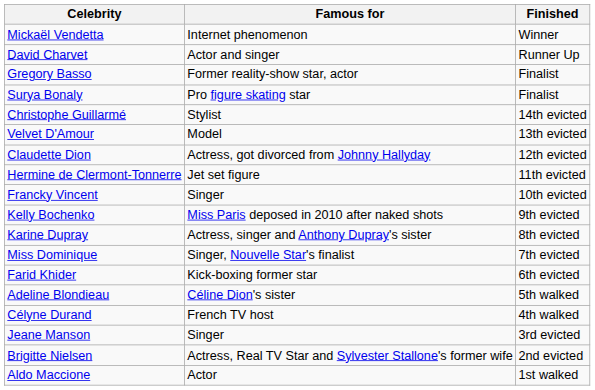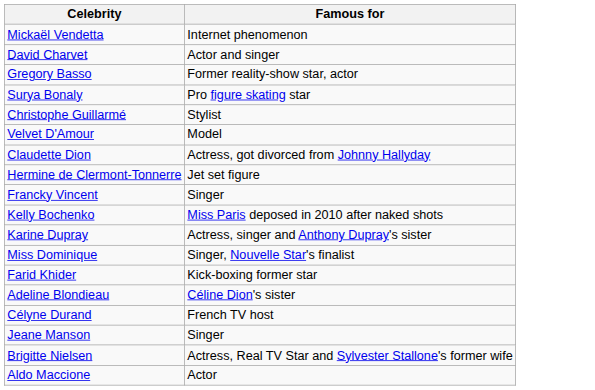- column: (553, 14)
